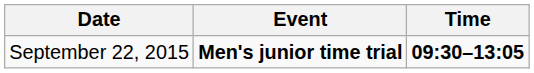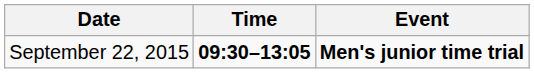columns swapped: (468, 20) <-> (300, 20)
